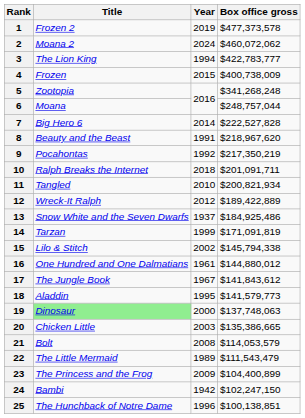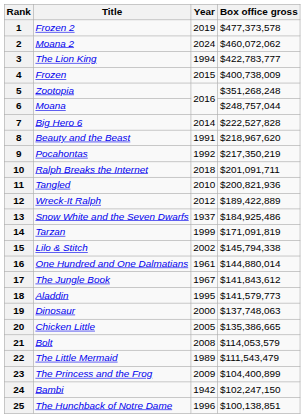(250, 91) $341,268,248 -> (250, 91) $351,268,248
(250, 185) $200,821,934 -> (250, 185) $200,821,936
(250, 264) $144,880,012 -> (250, 264) $144,880,014
(55, 311) lightgreen background -> (55, 311) no background
(204, 327) 2003 -> (204, 327) 2005
